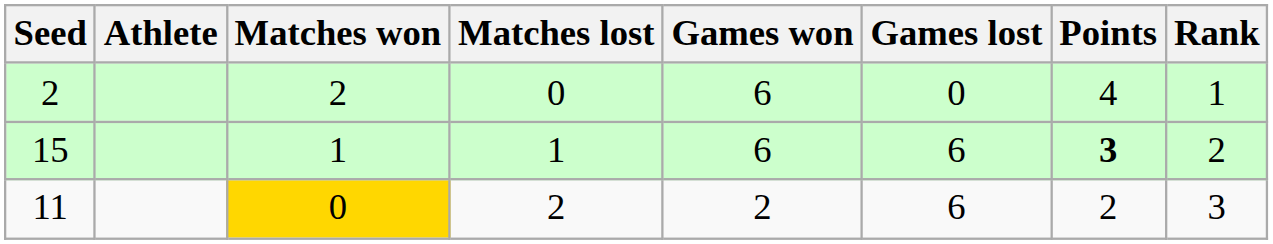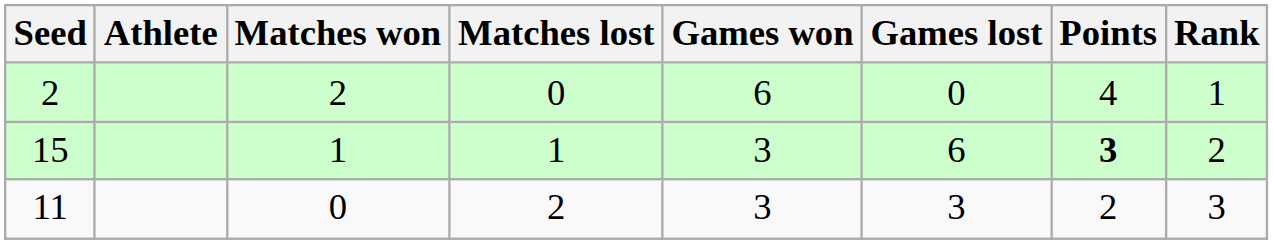(762, 149) 6 -> (762, 149) 3
(338, 207) gold background -> (338, 207) no background
(762, 207) 2 -> (762, 207) 3
(956, 207) 6 -> (956, 207) 3
